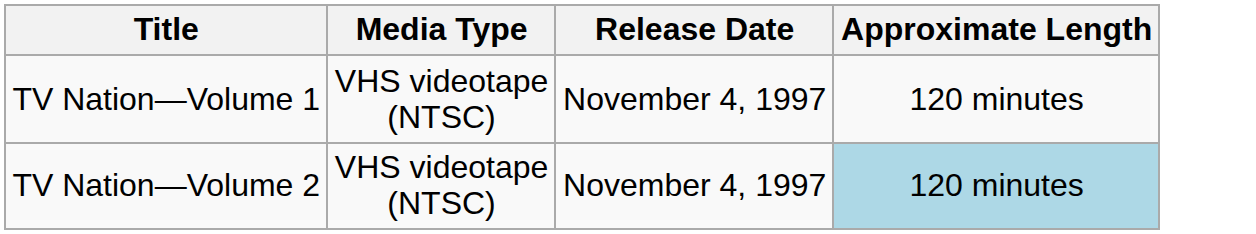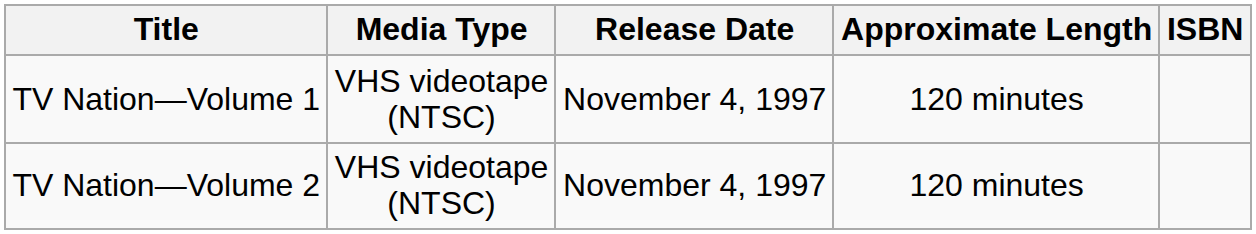+ column: (1205, 29)
(997, 185) lightblue background -> (997, 185) no background
